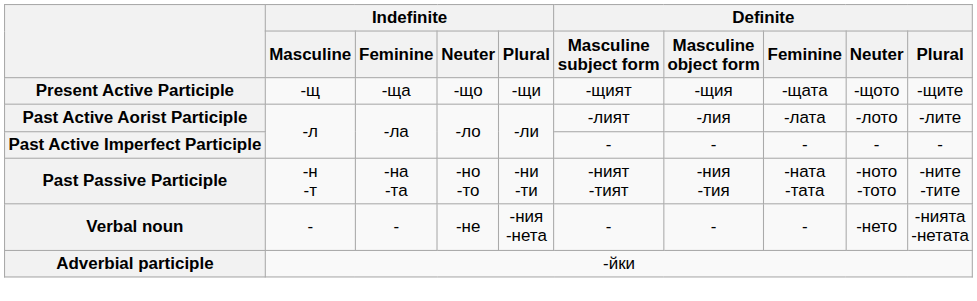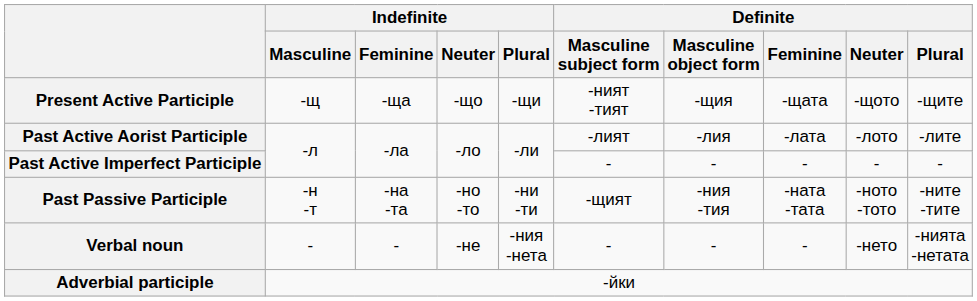(609, 90) -щият -> (609, 100) -ният -тият
(609, 181) -ният -тият -> (609, 200) -щият
